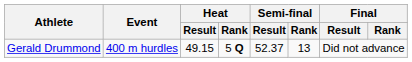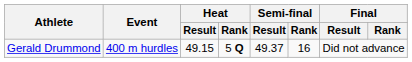(269, 49) 52.37 -> (269, 49) 49.37
(304, 49) 13 -> (304, 49) 16
